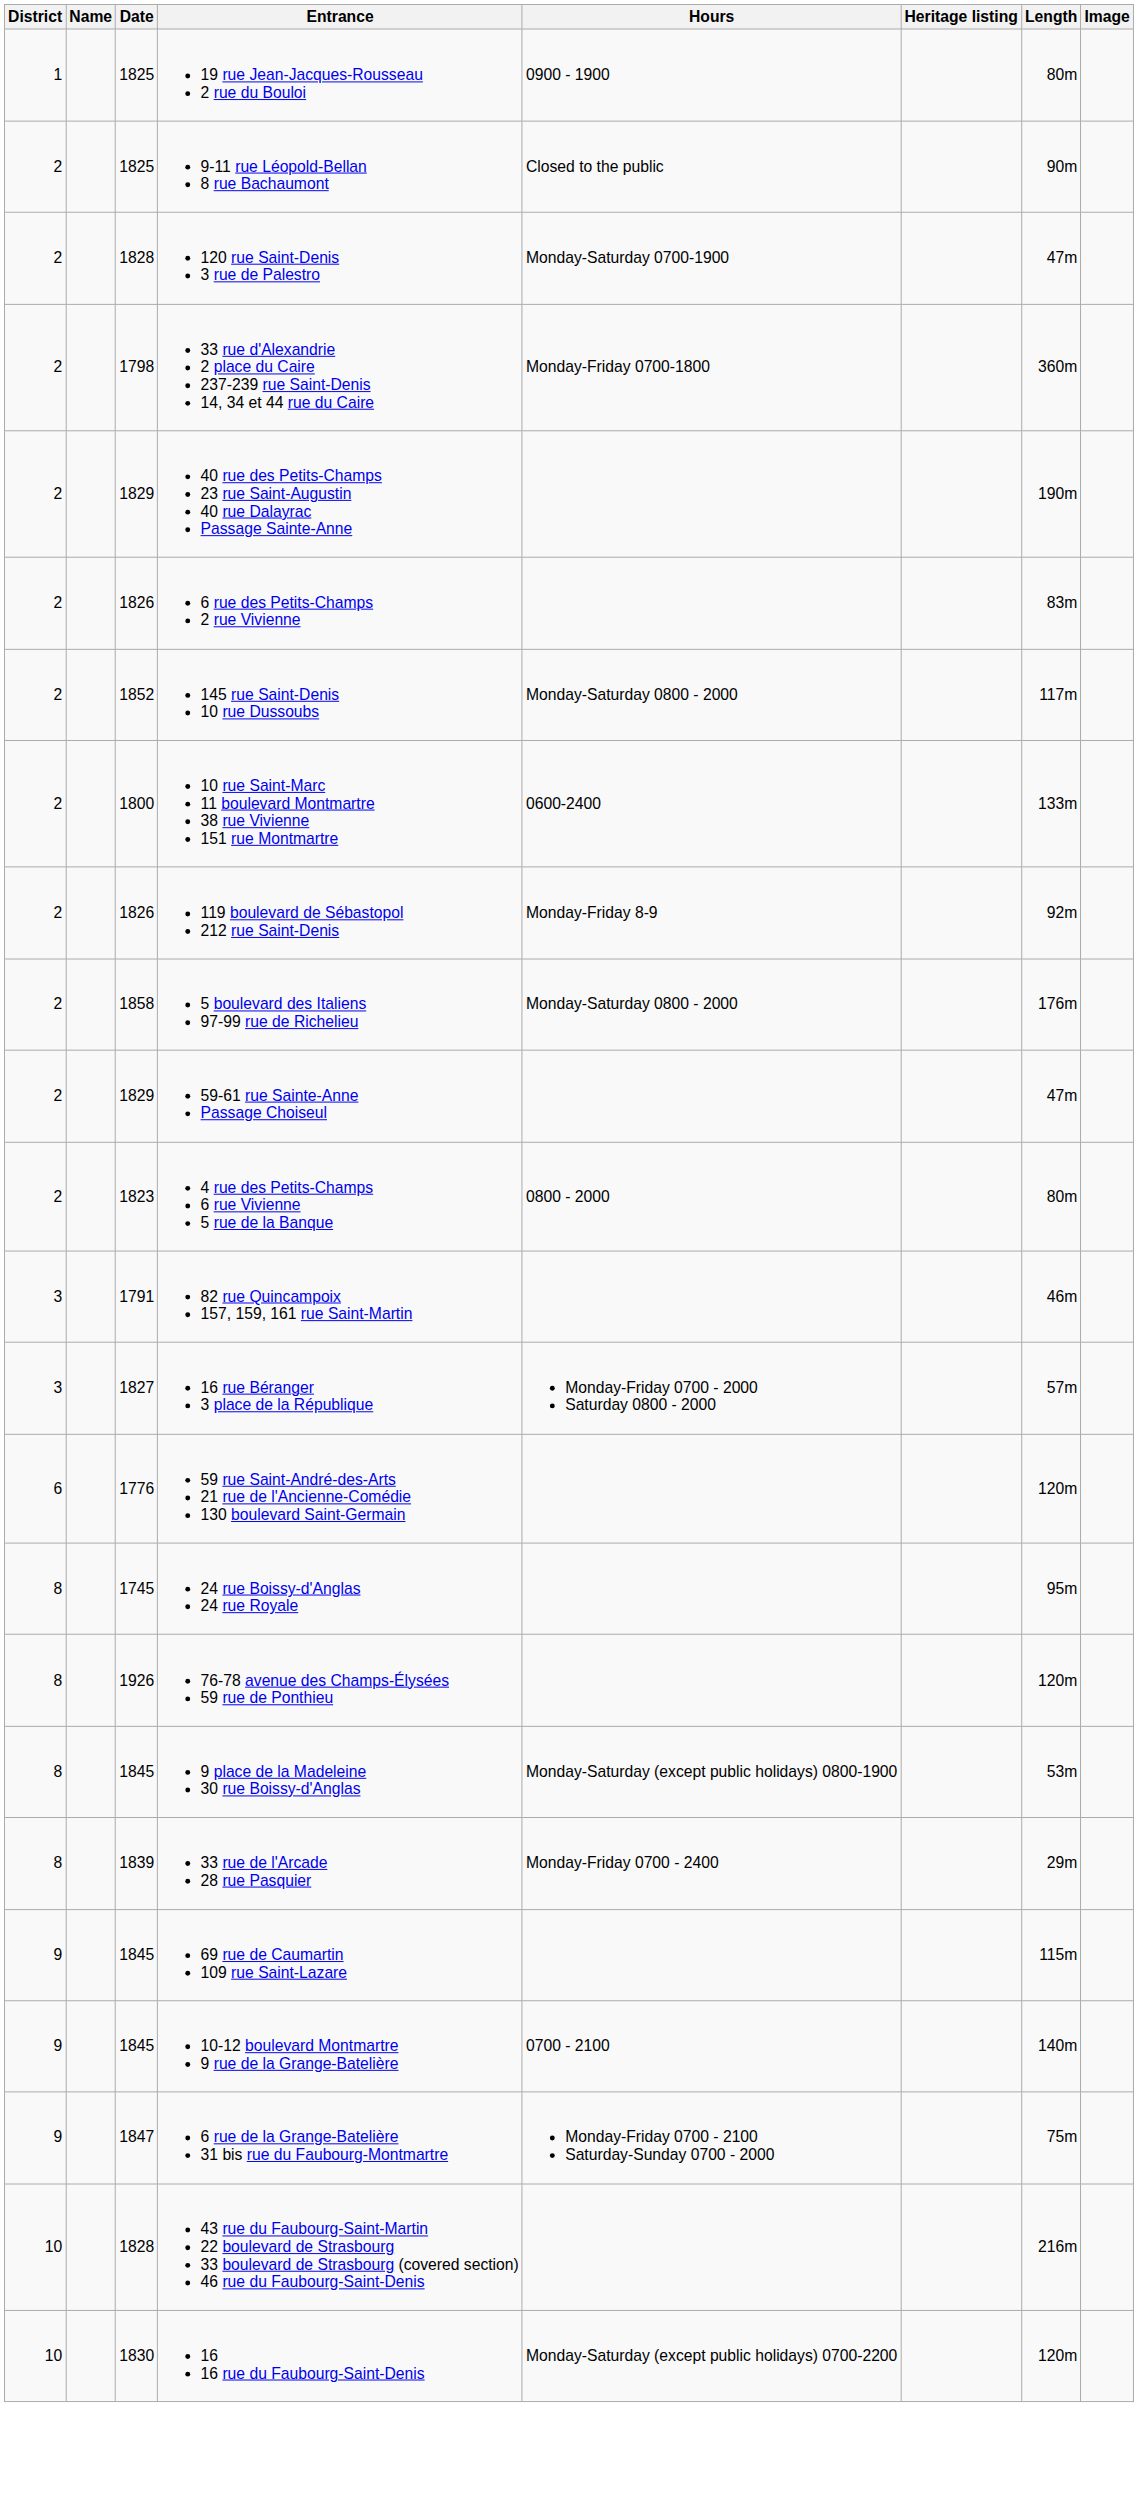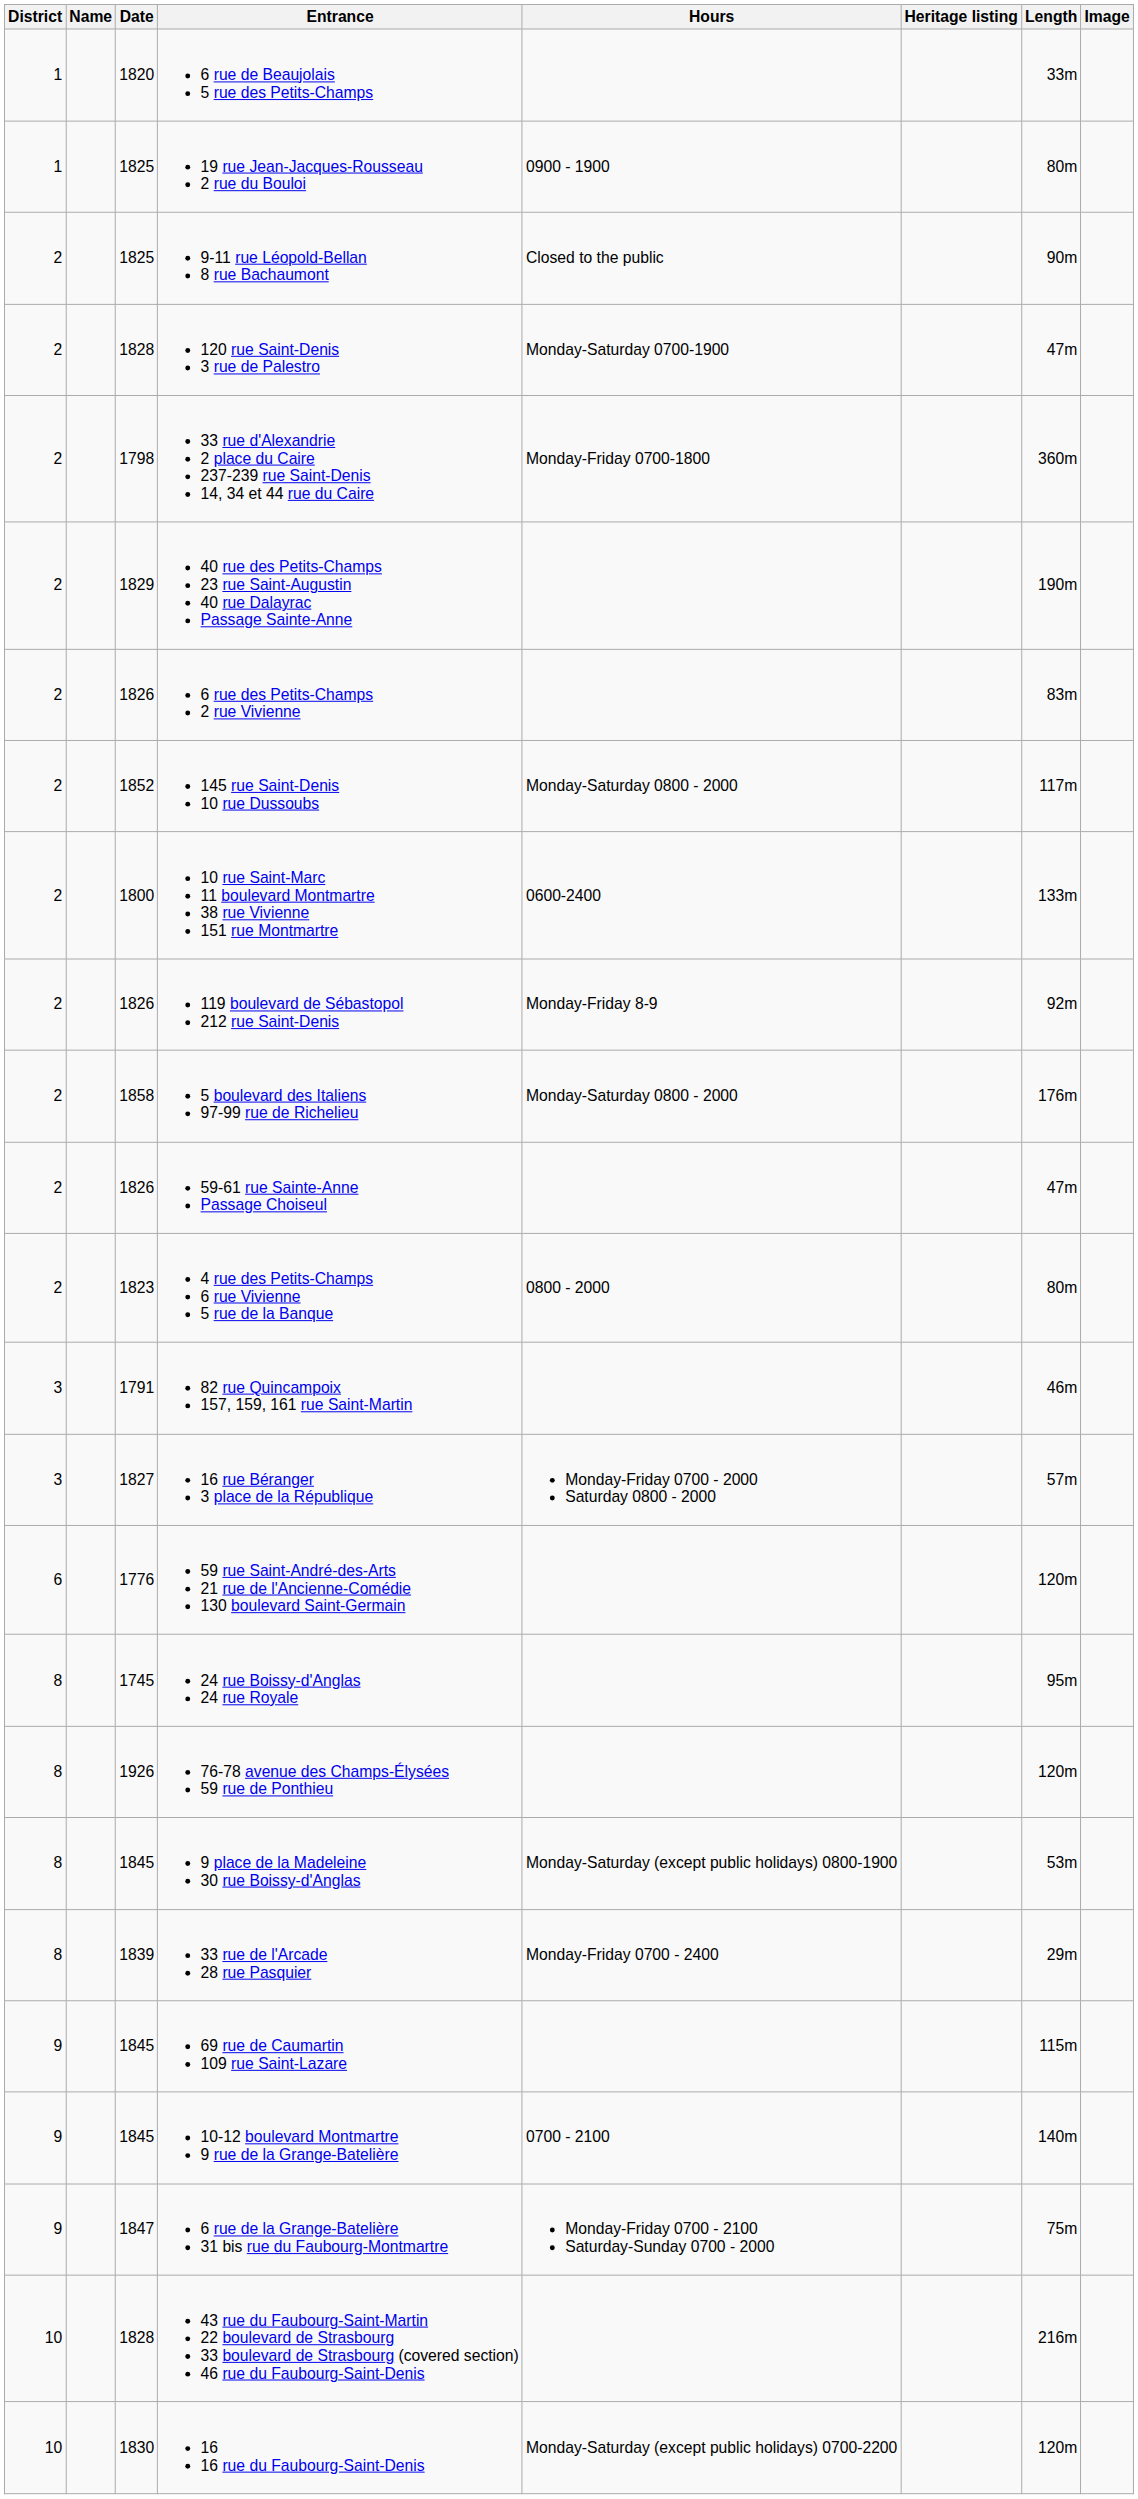+ row: (340, 84)
(137, 1096) 1829 -> (137, 1187) 1826
